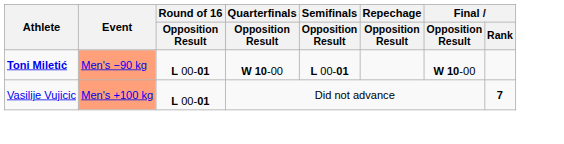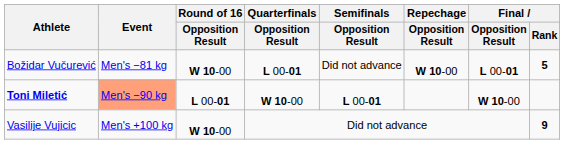+ row: (51, 65)
(117, 95) lightsalmon background -> (137, 125) no background
(190, 101) L 00-01 -> (210, 131) W 10-00
(500, 95) 7 -> (545, 125) 9
